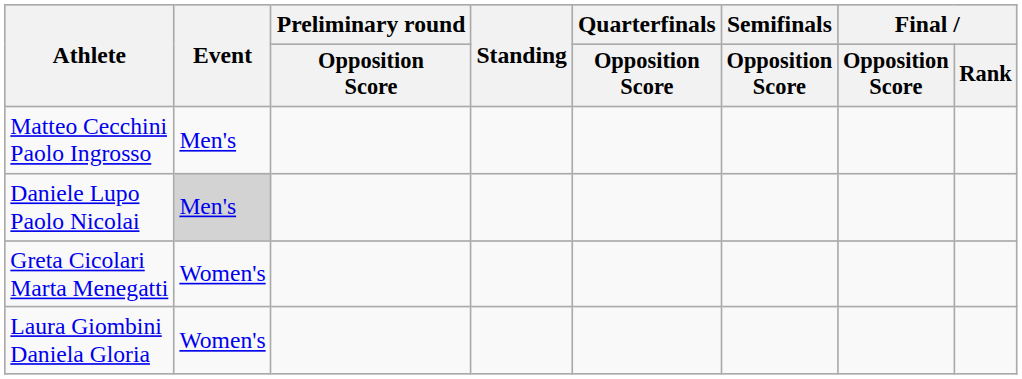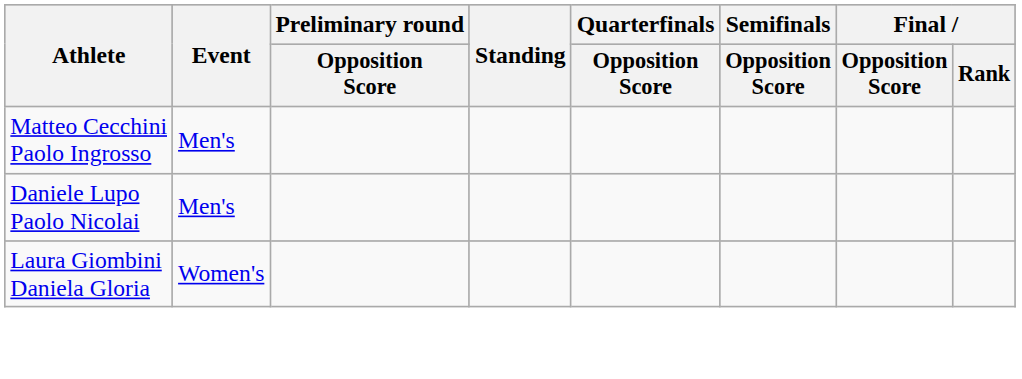(208, 207) lightgrey background -> (206, 207) no background
- row: (89, 274)
